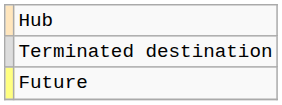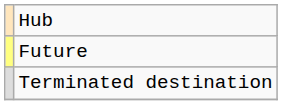rows swapped: (53, 83) <-> (145, 52)
